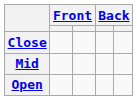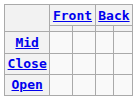rows swapped: (27, 42) <-> (27, 64)
